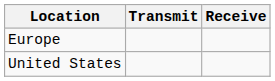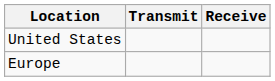rows swapped: (34, 40) <-> (65, 64)
